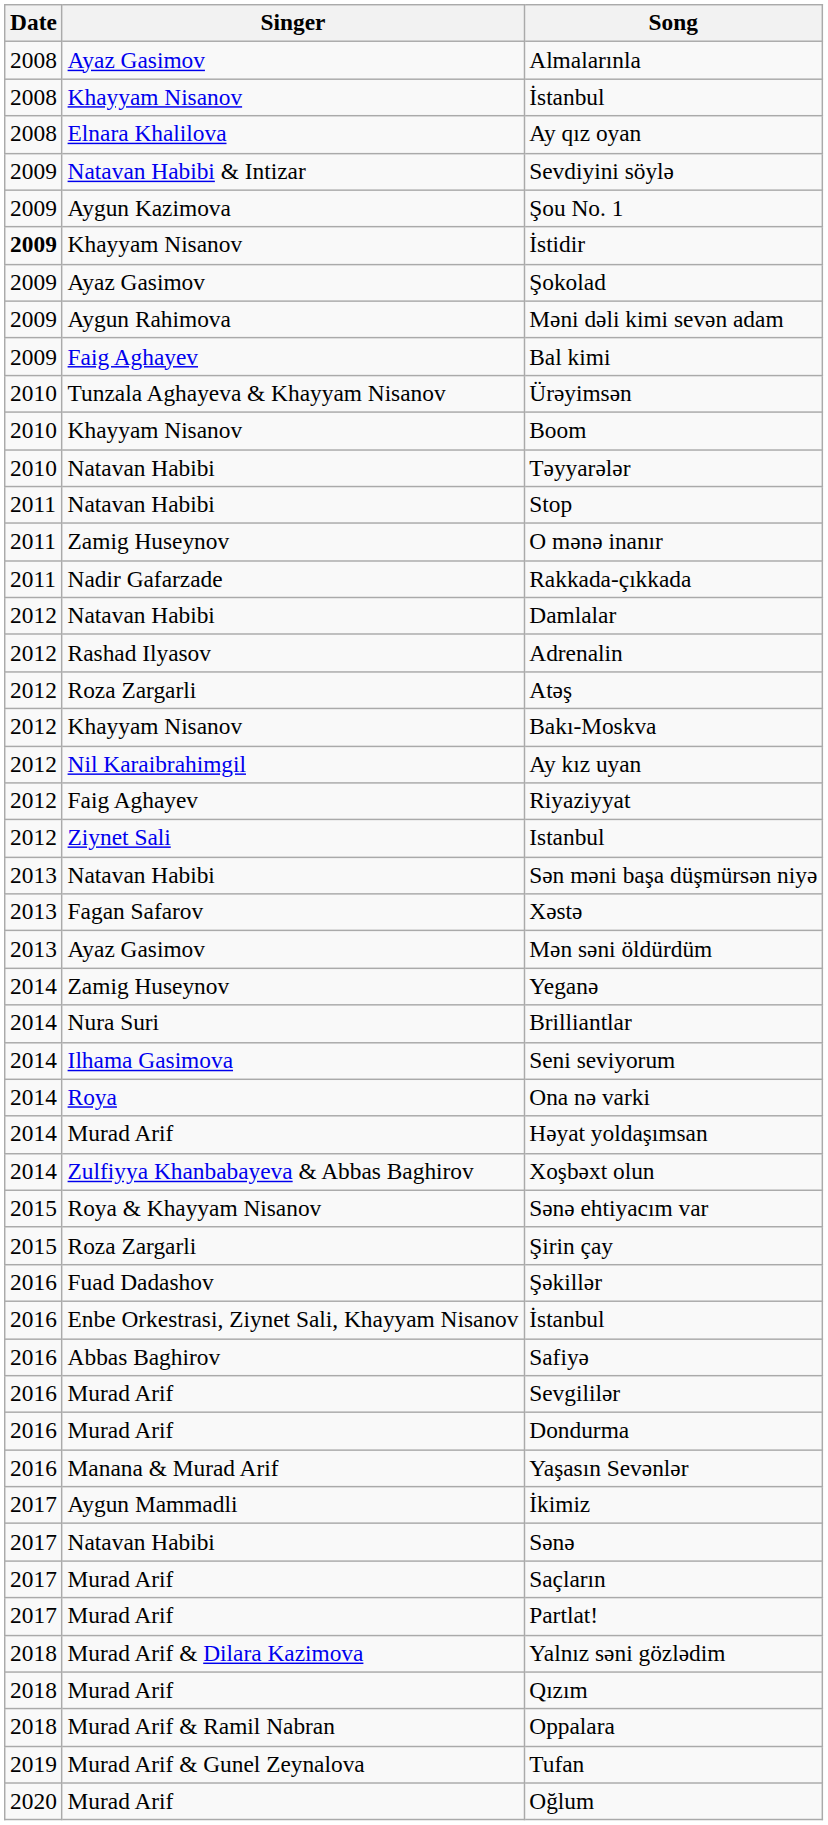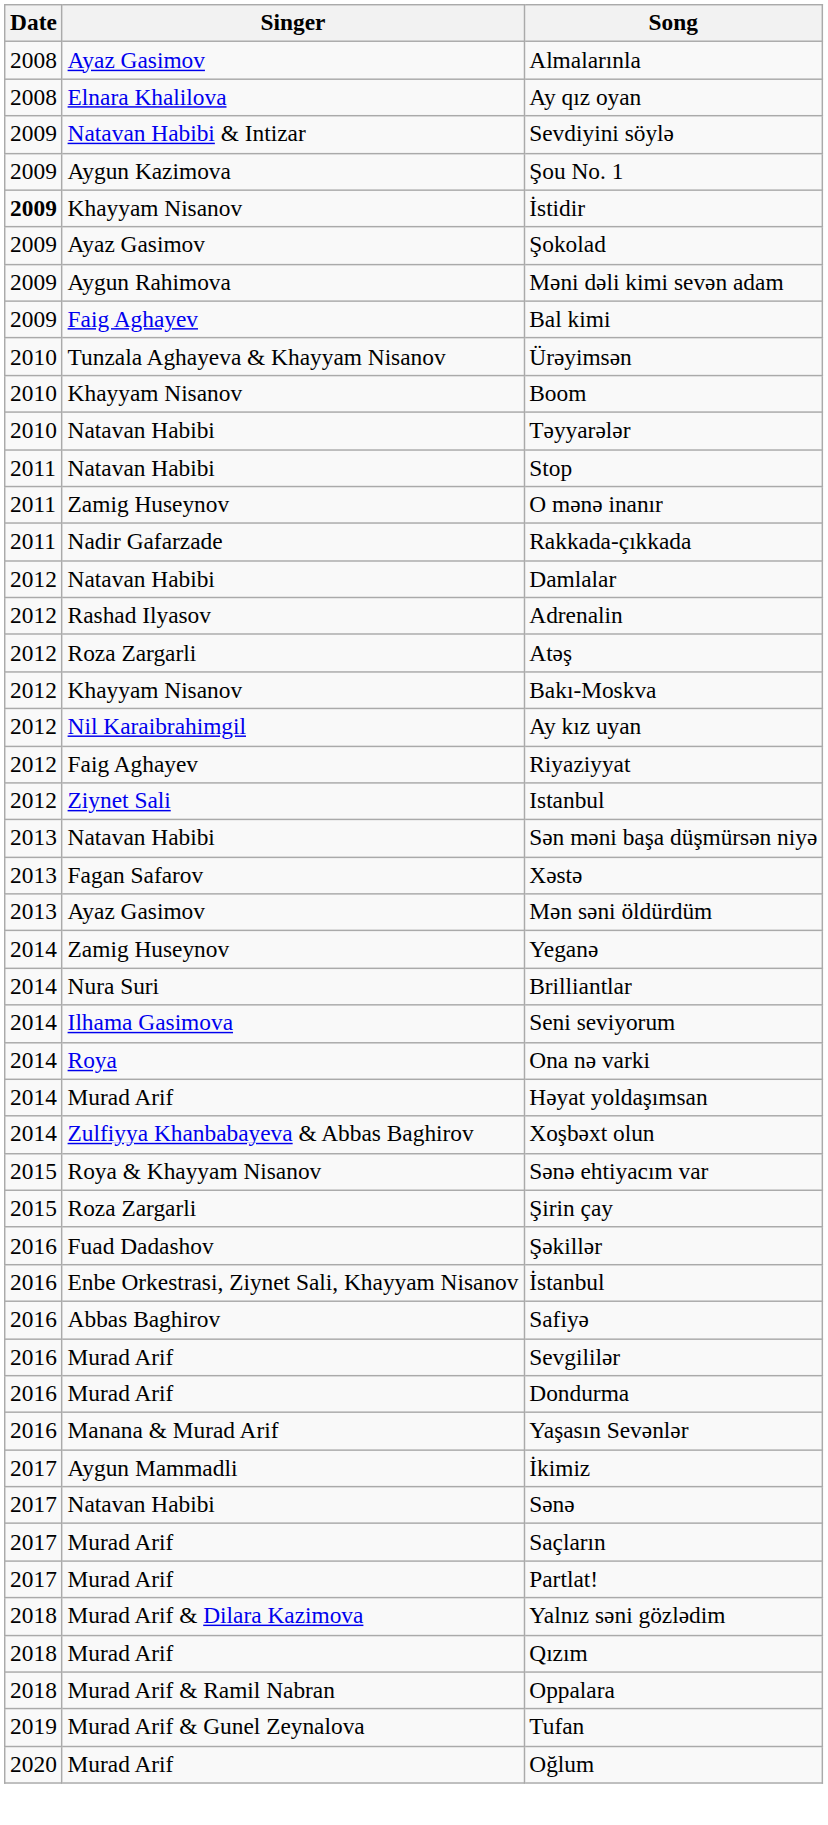- row: (155, 97)
